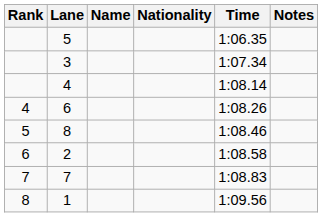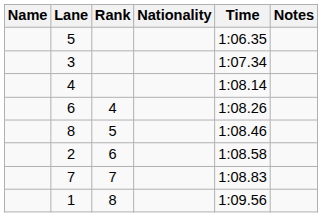columns swapped: (26, 16) <-> (111, 16)
